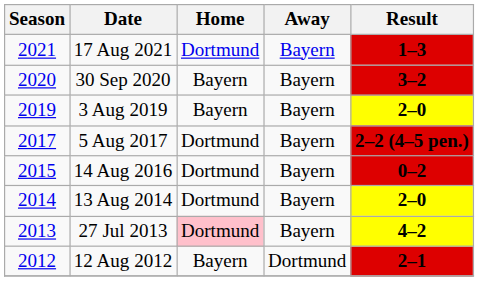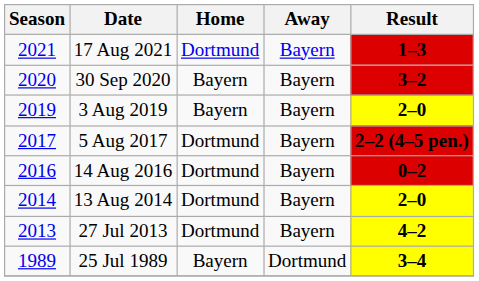(37, 170) 2015 -> (37, 170) 2016
(220, 230) pink background -> (220, 230) no background
- row: (123, 261)
+ row: (123, 261)
